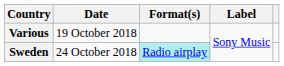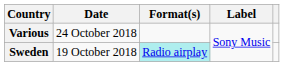(96, 33) 19 October 2018 -> (96, 33) 24 October 2018
(96, 52) 24 October 2018 -> (96, 52) 19 October 2018
